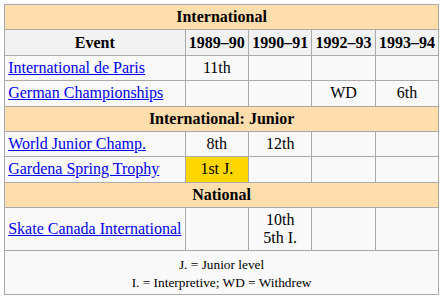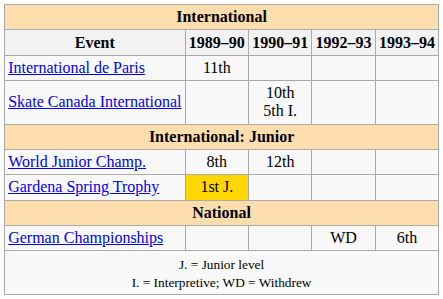rows swapped: (95, 229) <-> (86, 93)
